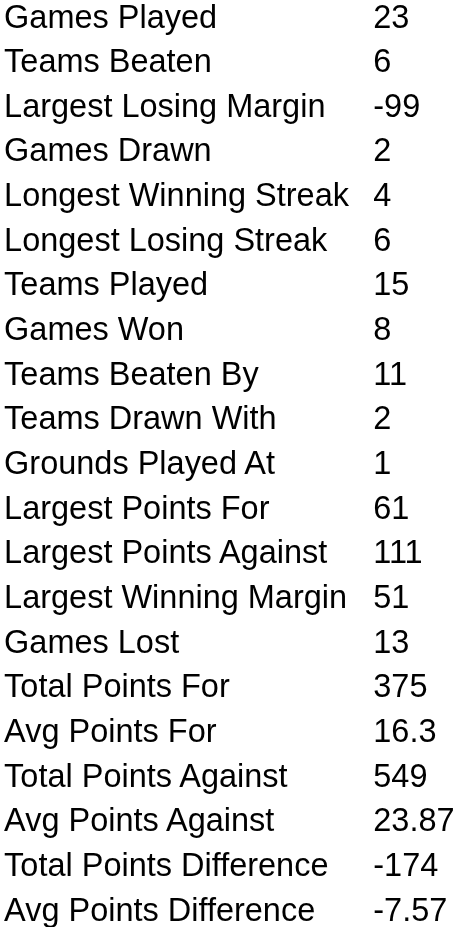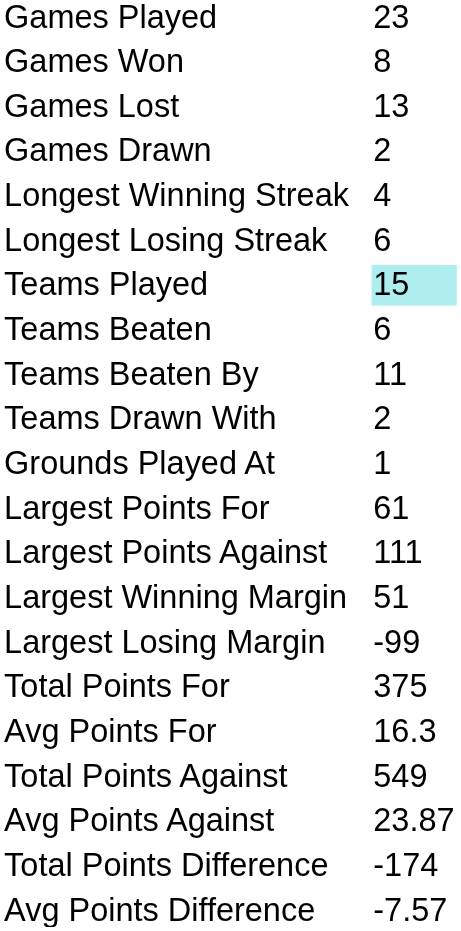rows swapped: (94, 329) <-> (108, 61)
rows swapped: (92, 642) <-> (165, 106)
(391, 284) no background -> (391, 284) paleturquoise background
